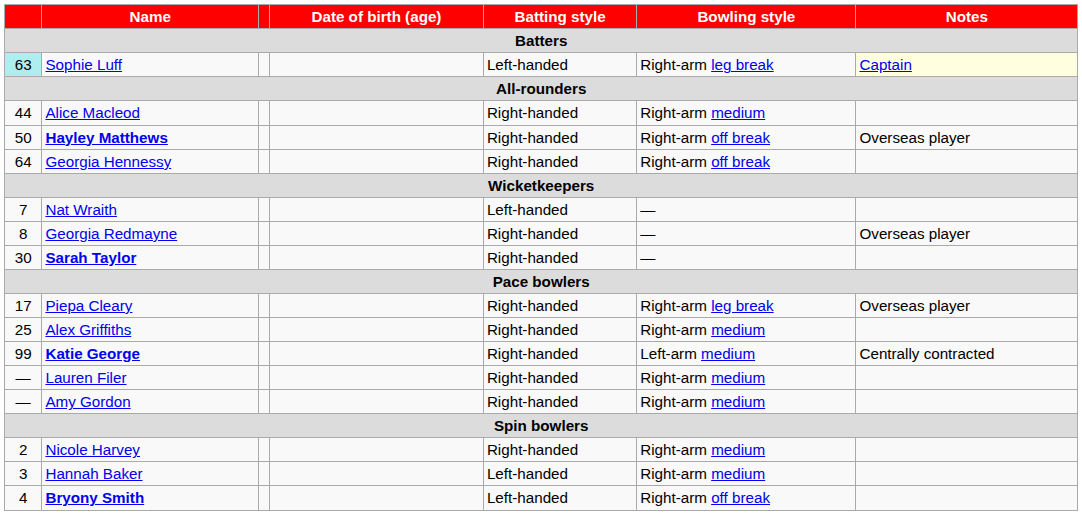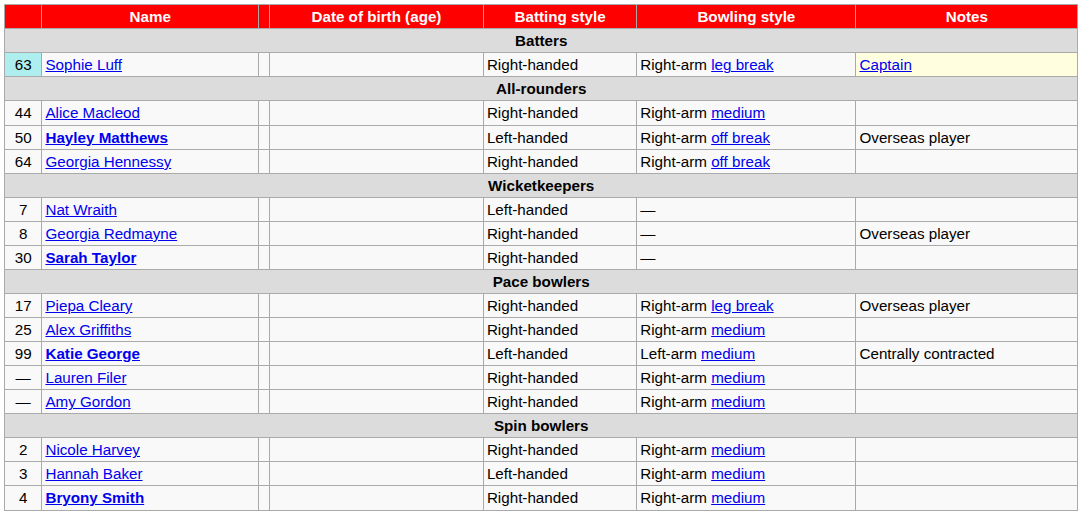(527, 65) Left-handed -> (533, 65) Right-handed
(533, 137) Right-handed -> (527, 137) Left-handed
(533, 354) Right-handed -> (527, 354) Left-handed
(527, 498) Left-handed -> (533, 498) Right-handed
(705, 498) Right-arm off break -> (703, 498) Right-arm medium
